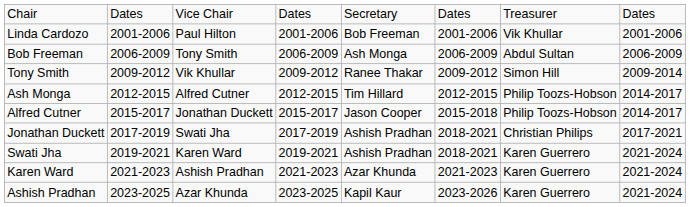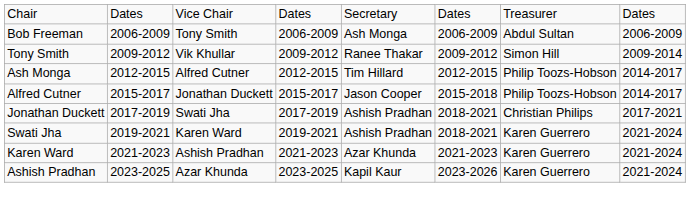- row: (48, 34)
